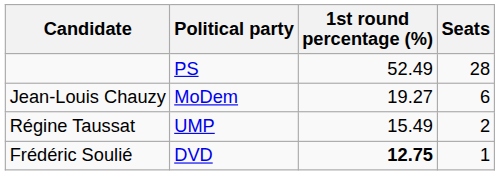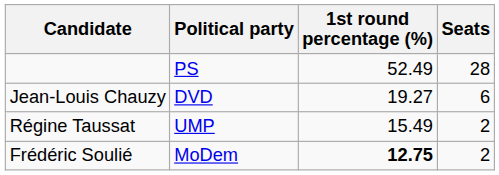(206, 97) MoDem -> (193, 97) DVD
(193, 155) DVD -> (206, 155) MoDem
(485, 155) 1 -> (485, 155) 2
